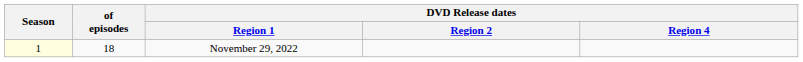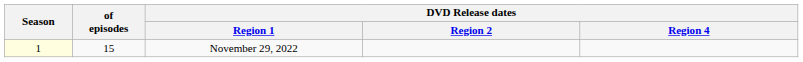(109, 48) 18 -> (109, 48) 15
